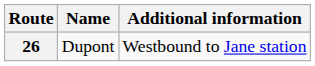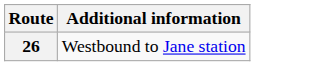- column: (88, 18)
